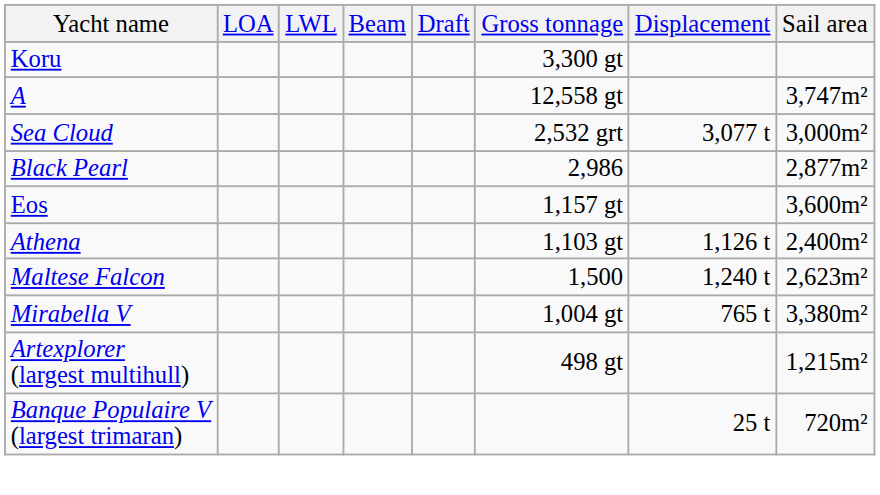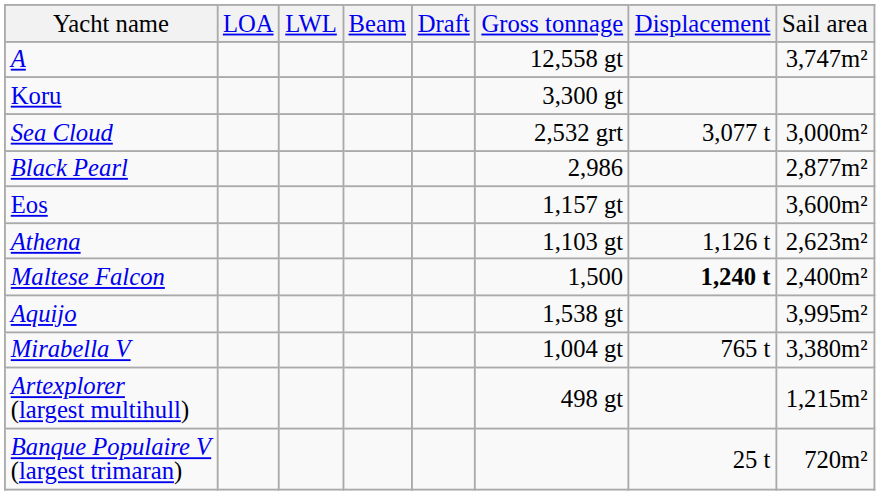rows swapped: (18, 96) <-> (36, 59)
(827, 241) 2,400m² -> (827, 241) 2,623m²
(736, 277) normal -> (735, 277) bold
(827, 277) 2,623m² -> (827, 277) 2,400m²
+ row: (44, 314)
